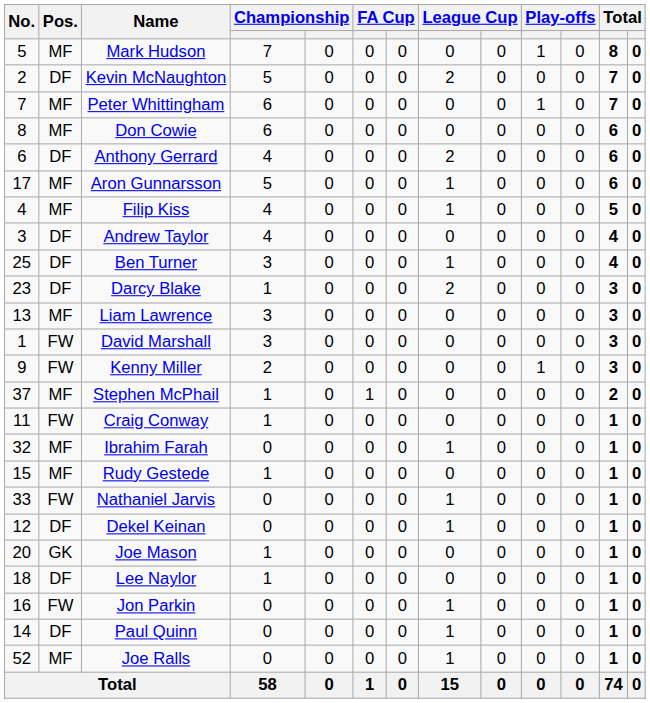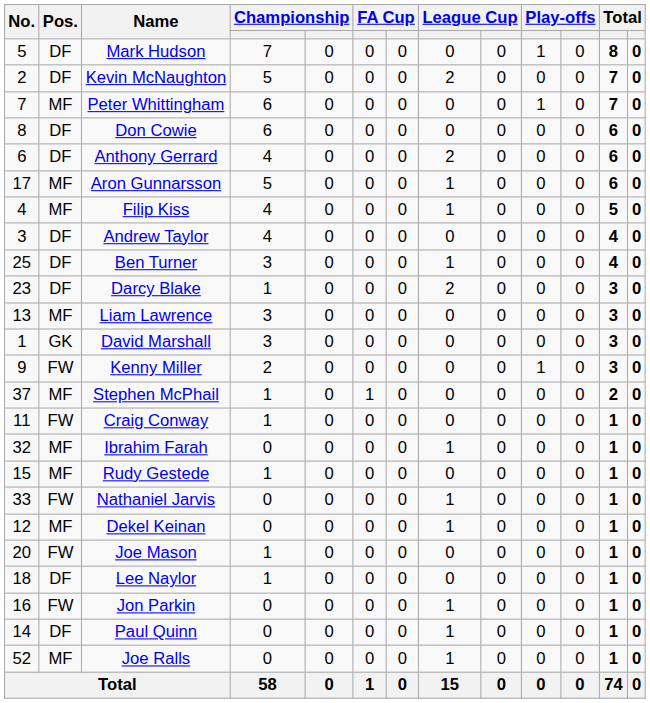(60, 51) MF -> (60, 51) DF
(60, 130) MF -> (60, 130) DF
(60, 342) FW -> (60, 342) GK
(60, 526) DF -> (60, 526) MF
(60, 553) GK -> (60, 553) FW
